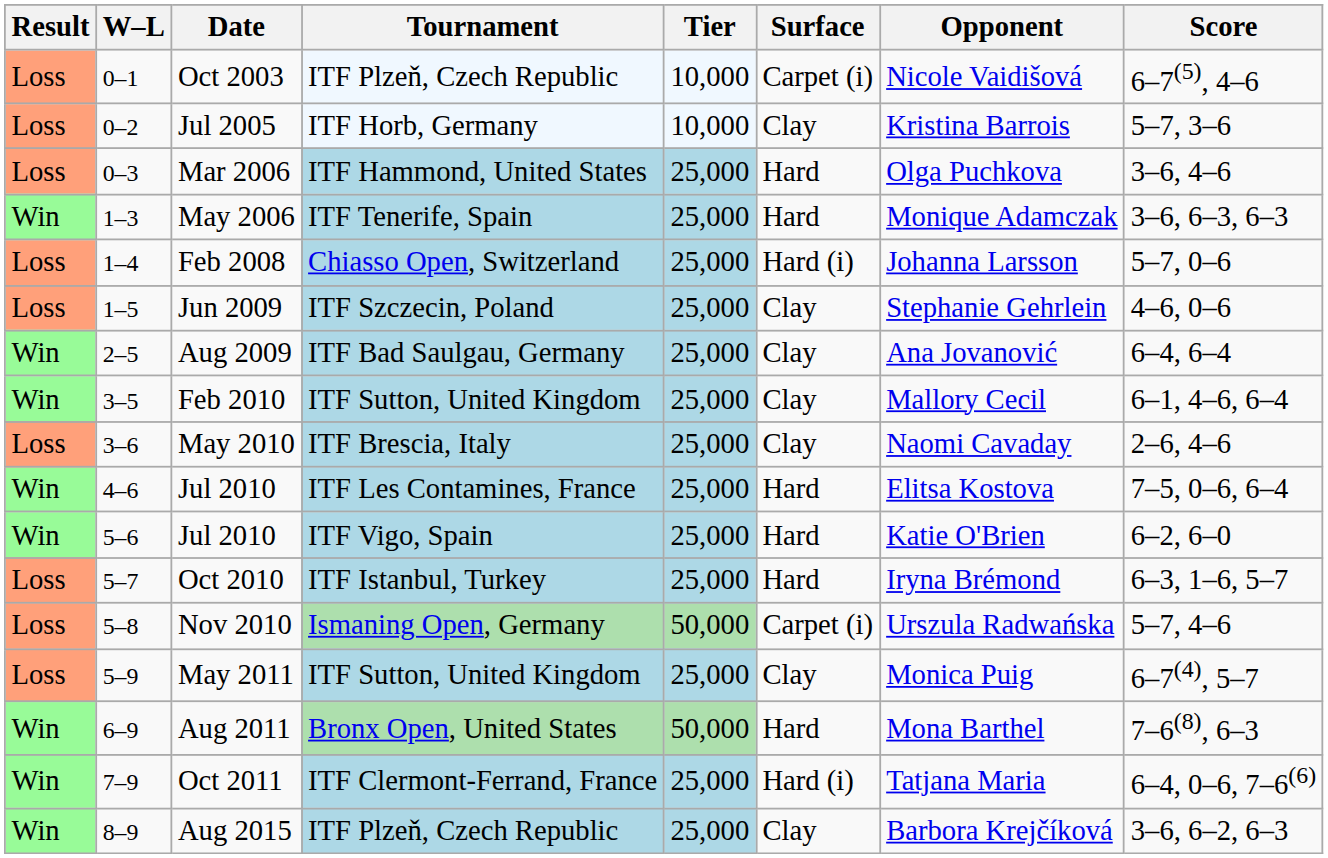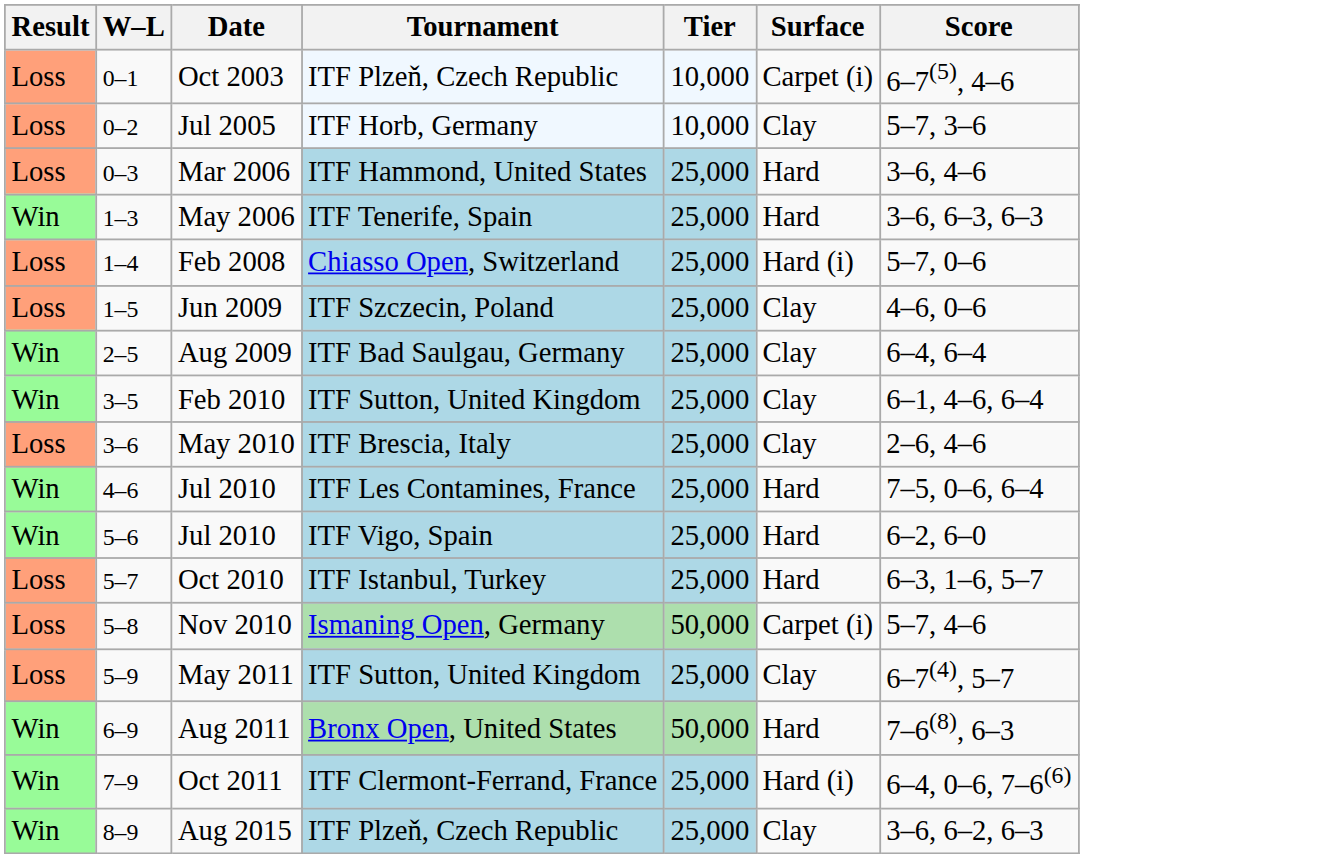- column: (1002, 27)
